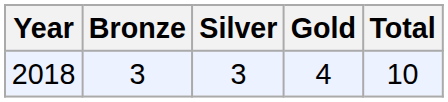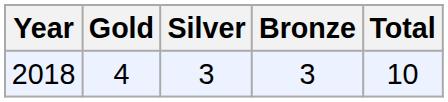columns swapped: (323, 28) <-> (137, 28)
